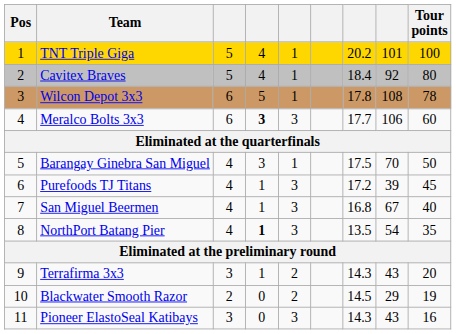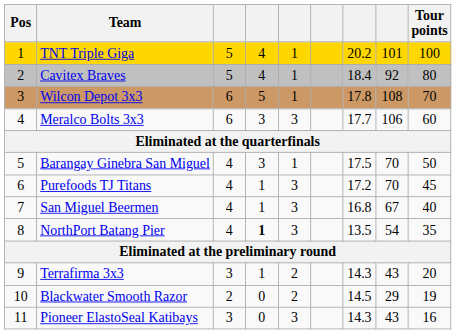(430, 97) 78 -> (430, 97) 70
(262, 119) bold -> (262, 119) normal
(392, 185) 39 -> (392, 185) 70
